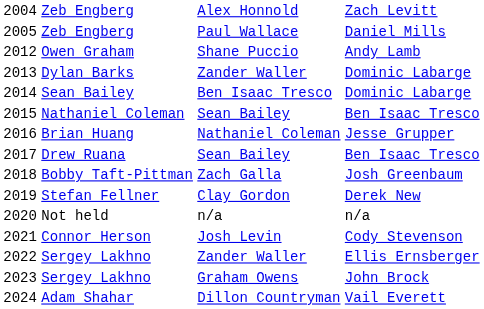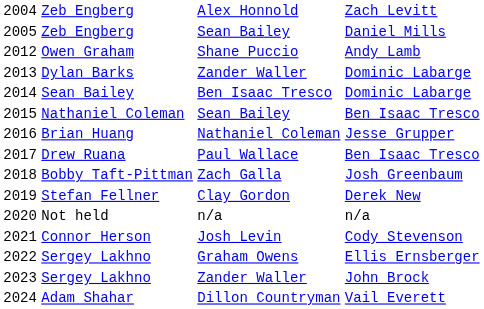(248, 32) Paul Wallace -> (244, 32) Sean Bailey
(244, 155) Sean Bailey -> (248, 155) Paul Wallace
(252, 258) Zander Waller -> (248, 258) Graham Owens
(248, 278) Graham Owens -> (252, 278) Zander Waller
